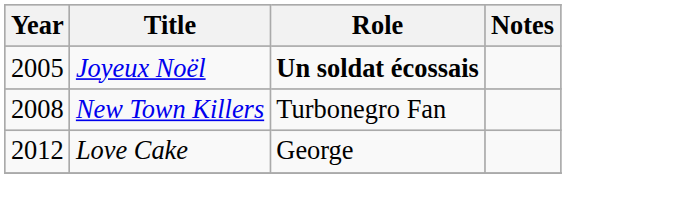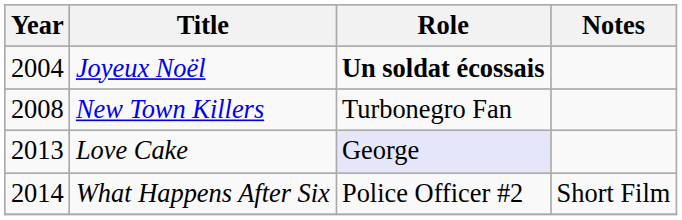(37, 67) 2005 -> (37, 67) 2004
(37, 151) 2012 -> (37, 151) 2013
(315, 151) no background -> (381, 151) lavender background
+ row: (203, 192)
